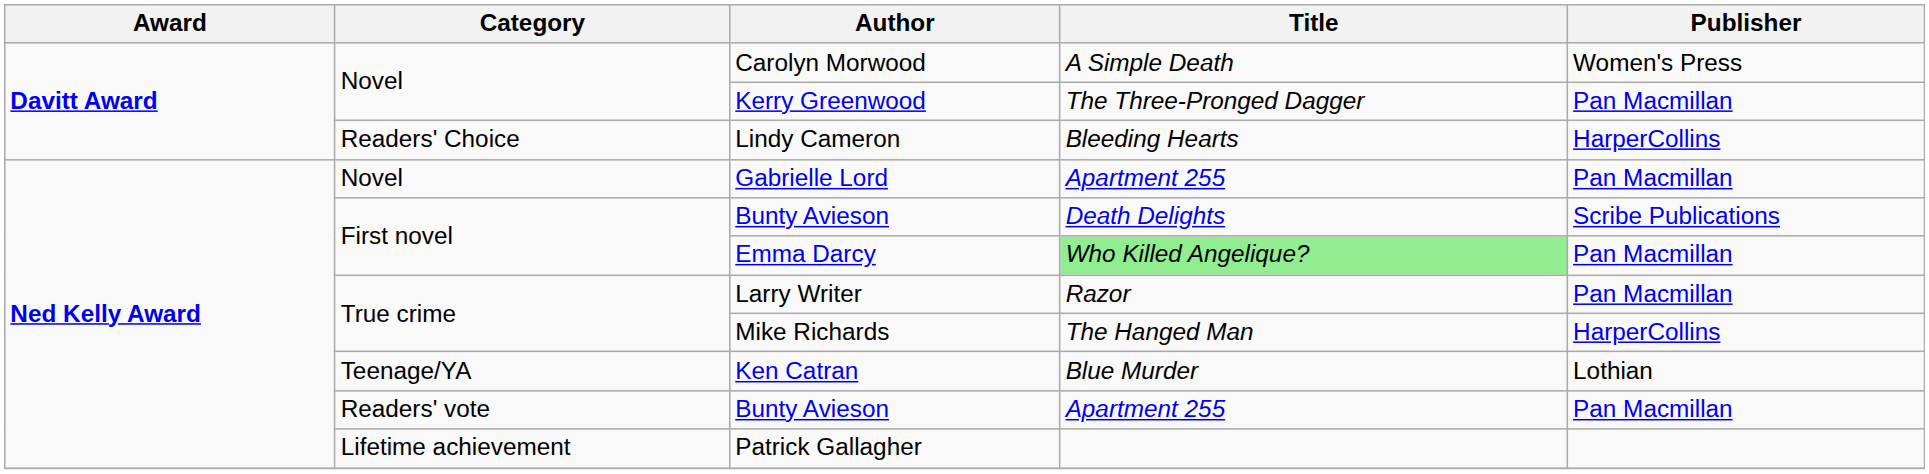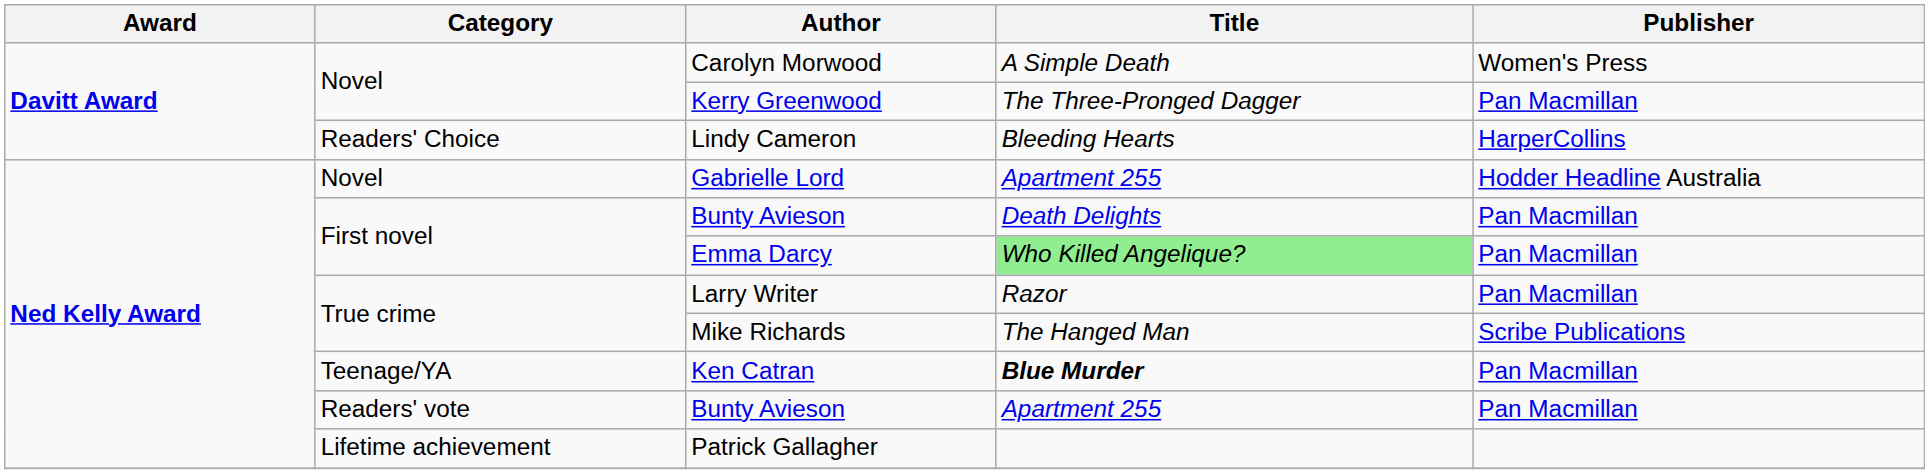(1653, 178) Pan Macmillan -> (1620, 178) Hodder Headline Australia
(1677, 216) Scribe Publications -> (1558, 216) Pan Macmillan
(1647, 332) HarperCollins -> (1582, 332) Scribe Publications
(1132, 370) normal -> (1073, 370) bold
(1613, 370) Lothian -> (1558, 370) Pan Macmillan
